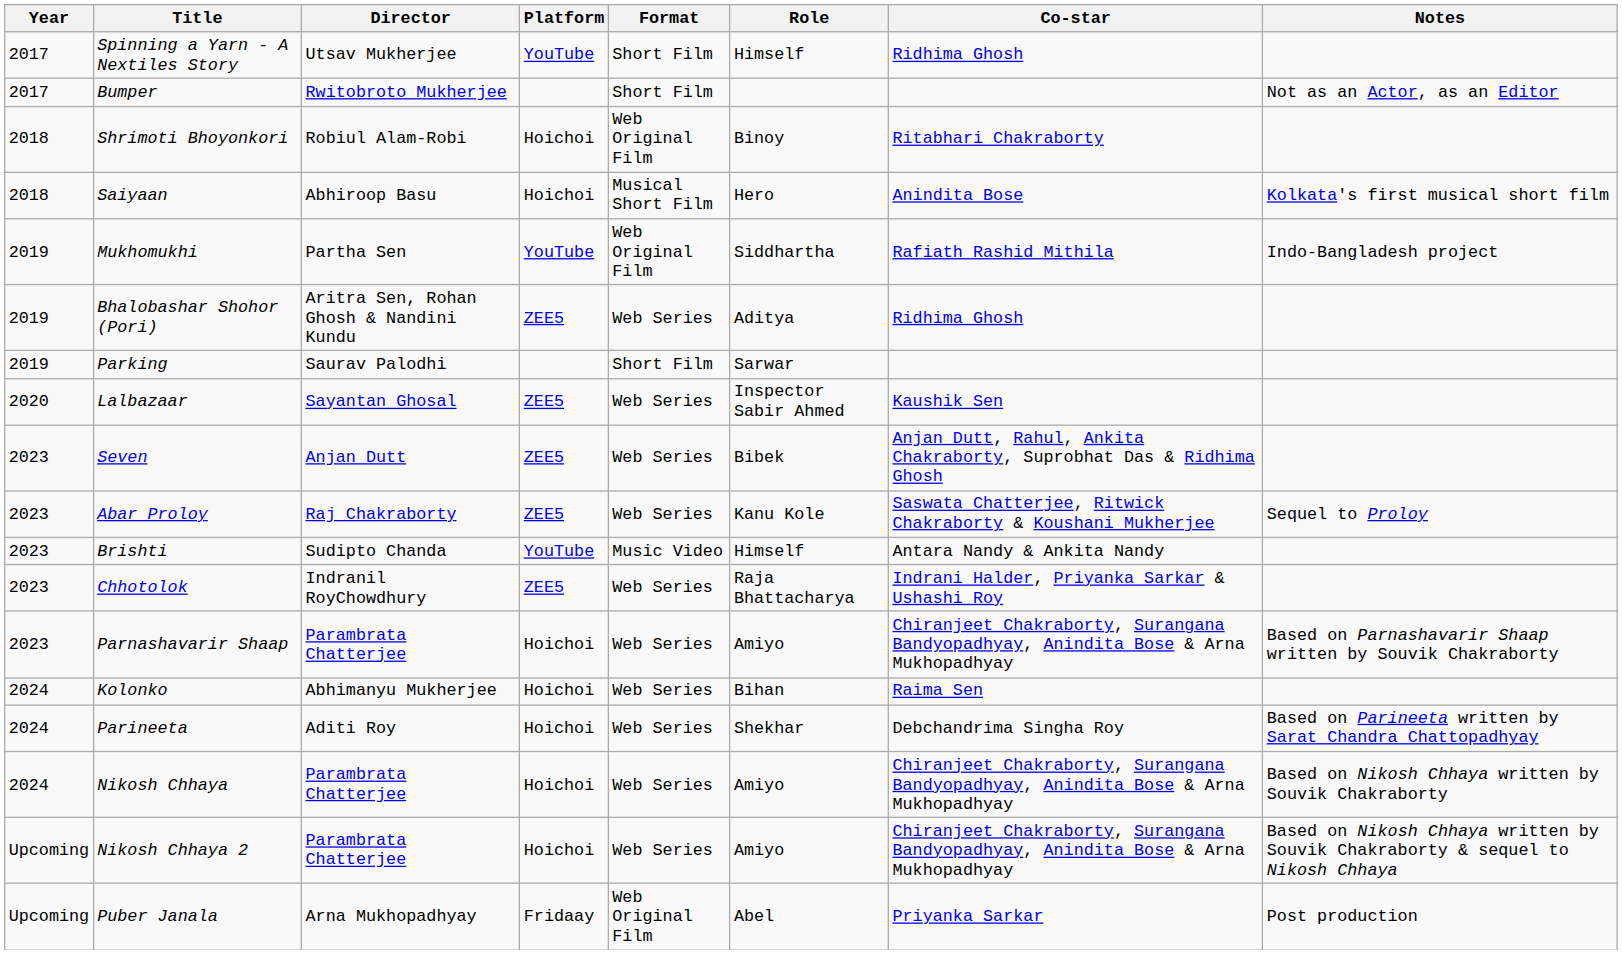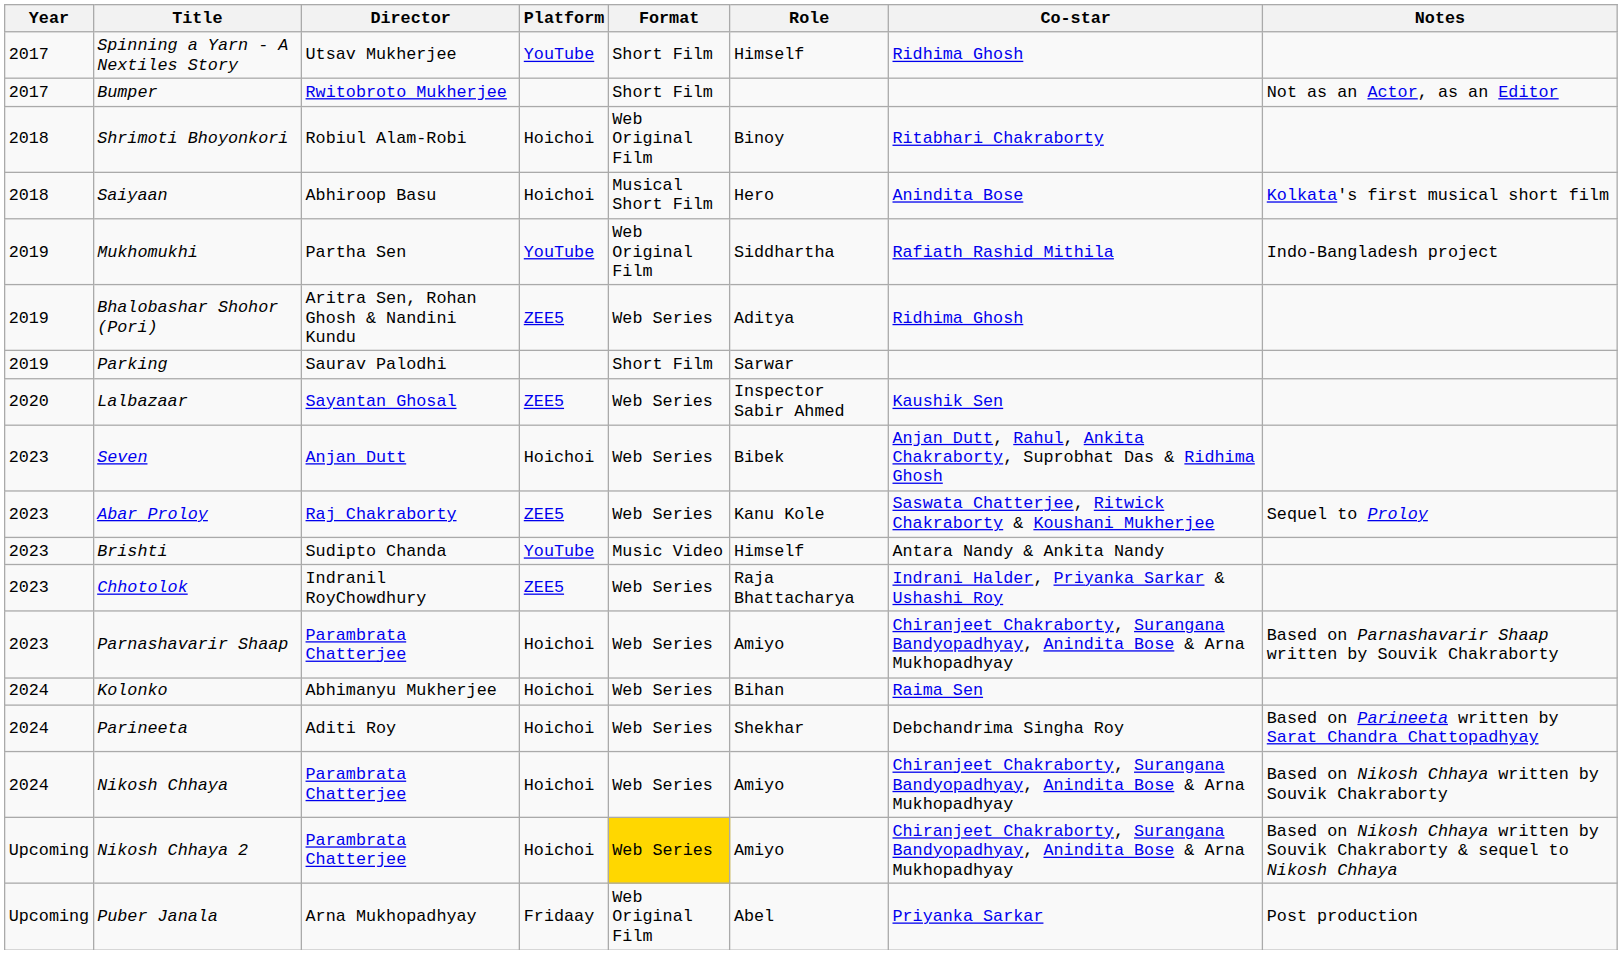(544, 458) ZEE5 -> (559, 458) Hoichoi
(663, 851) no background -> (663, 851) gold background
